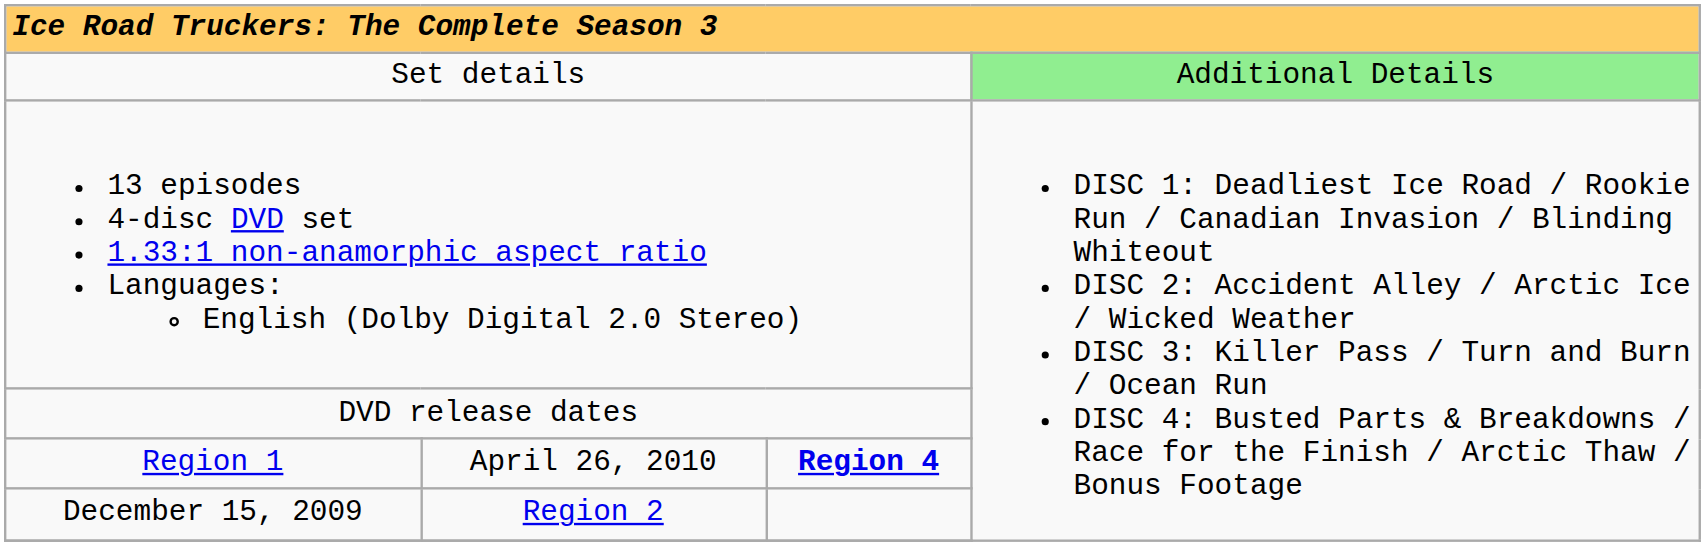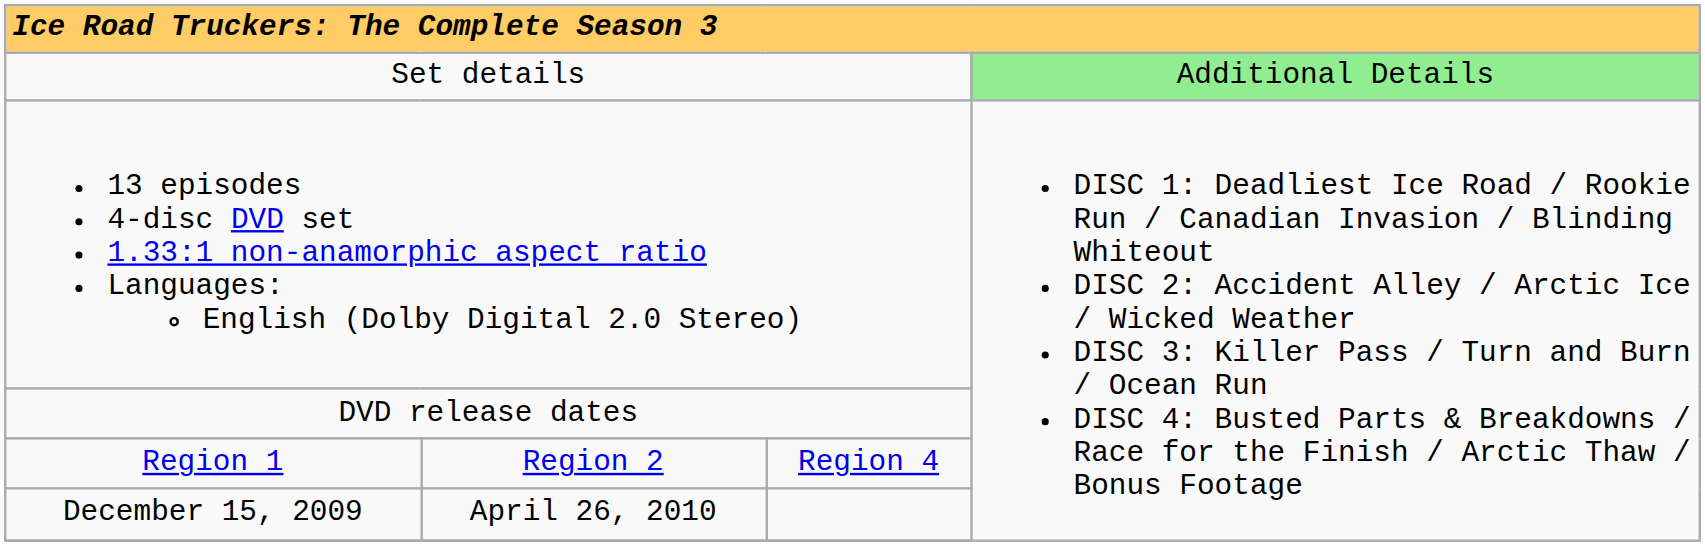(593, 464) April 26, 2010 -> (593, 464) Region 2
(869, 464) bold -> (869, 464) normal
(593, 515) Region 2 -> (593, 515) April 26, 2010
